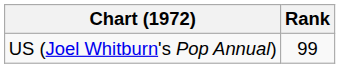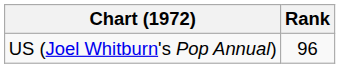(308, 48) 99 -> (308, 48) 96
